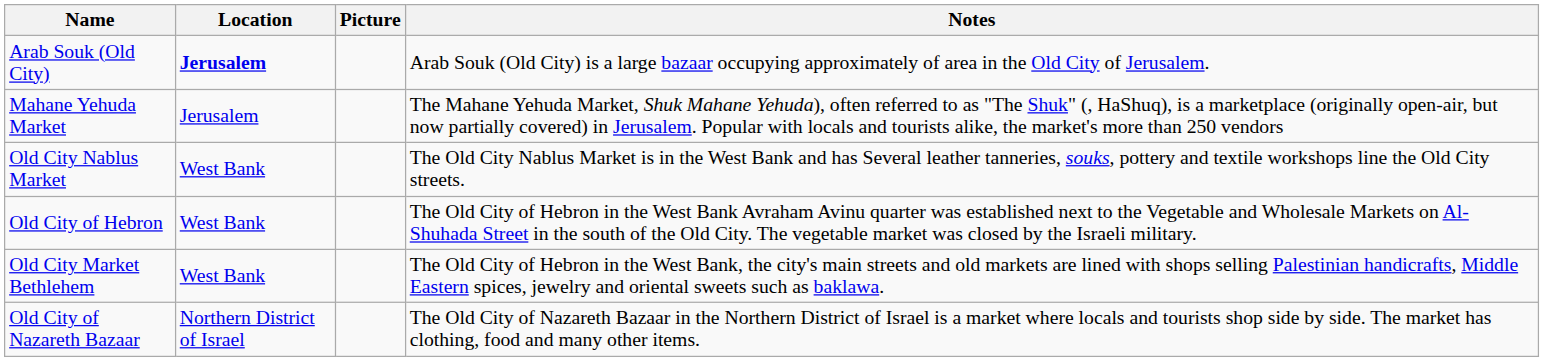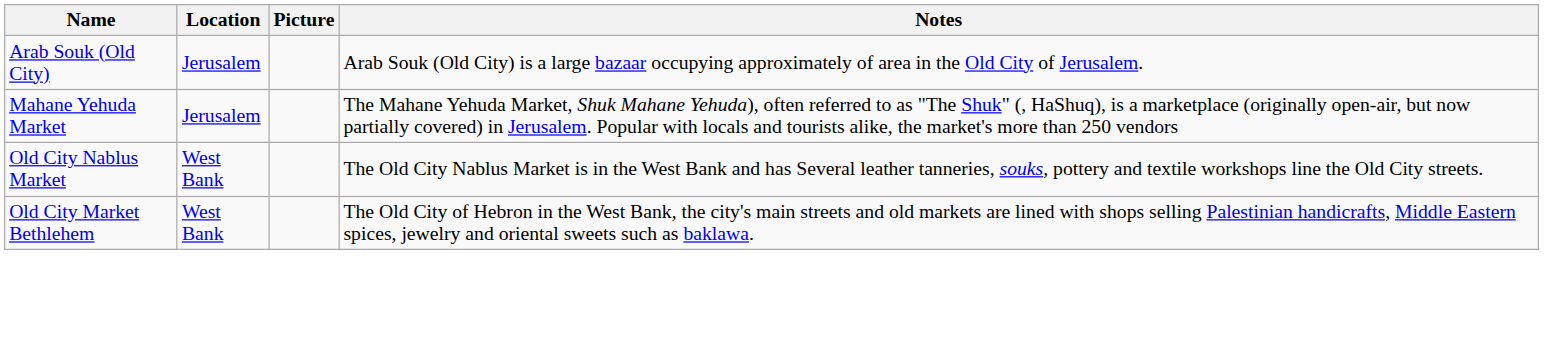(223, 62) bold -> (221, 62) normal
- row: (86, 222)
- row: (74, 329)
